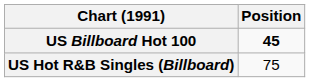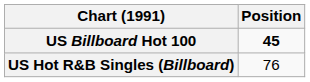(271, 64) 75 -> (271, 64) 76
